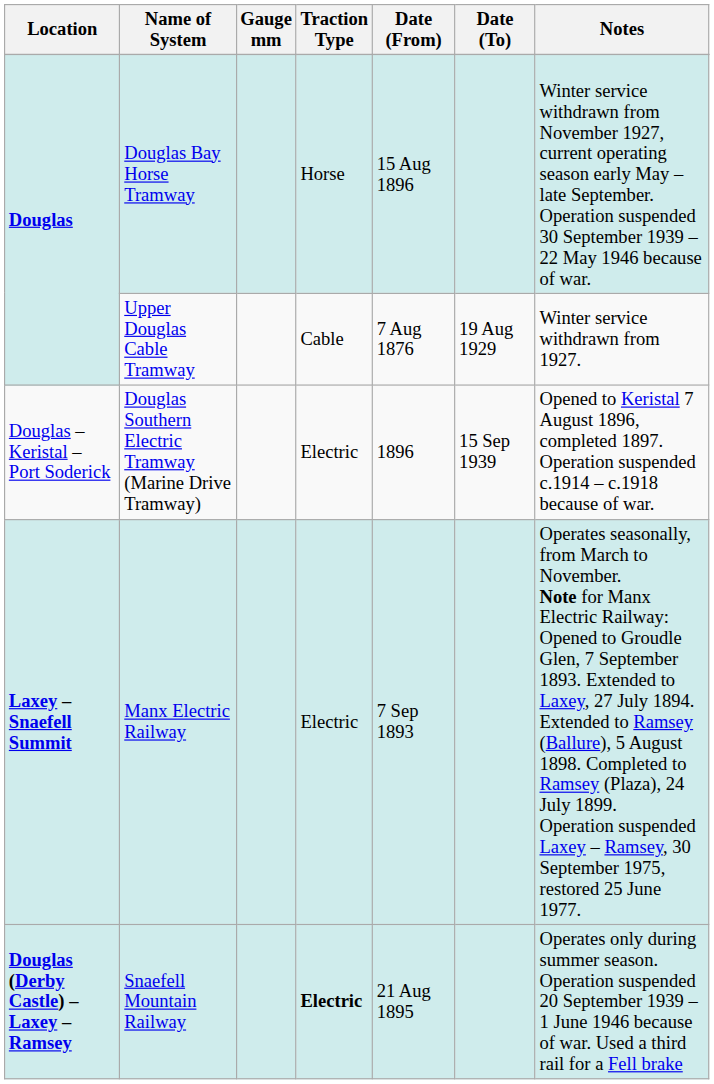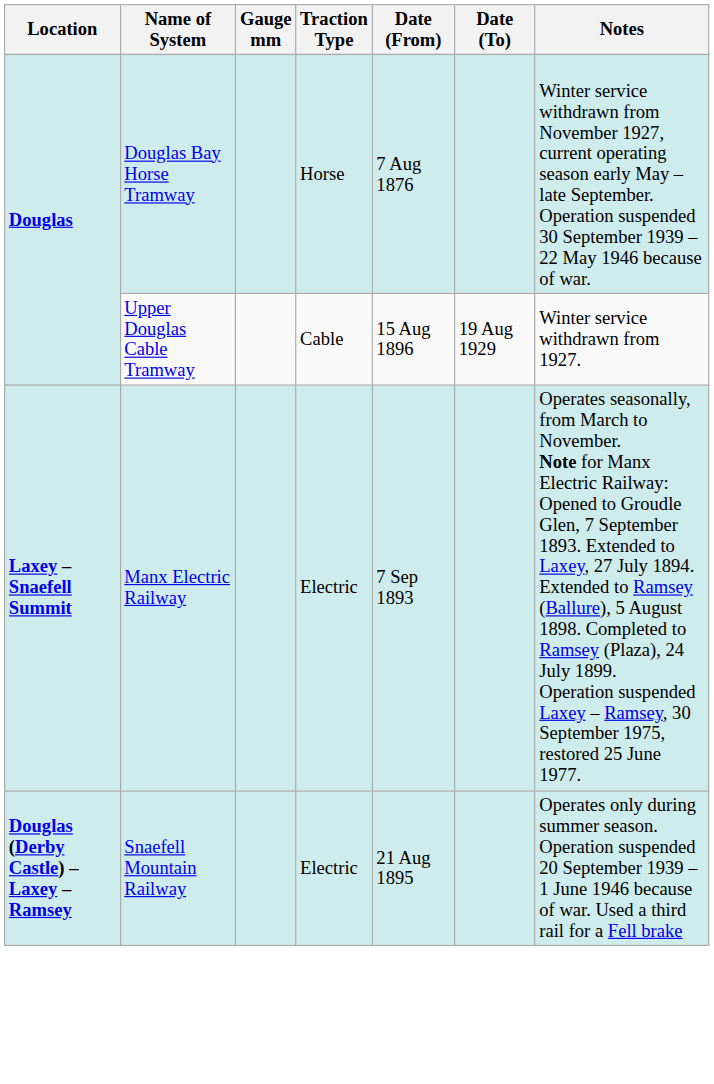(404, 173) 15 Aug 1896 -> (399, 173) 7 Aug 1876
(399, 339) 7 Aug 1876 -> (403, 339) 15 Aug 1896
- row: (178, 452)
(331, 1001) bold -> (329, 867) normal
